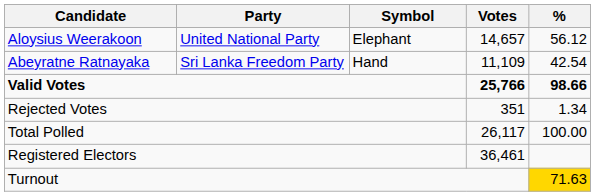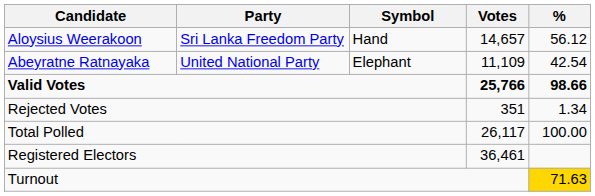(250, 39) United National Party -> (262, 39) Sri Lanka Freedom Party
(382, 39) Elephant -> (370, 39) Hand
(262, 62) Sri Lanka Freedom Party -> (250, 62) United National Party
(370, 62) Hand -> (382, 62) Elephant
